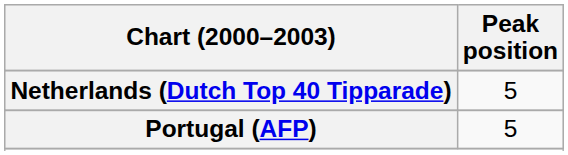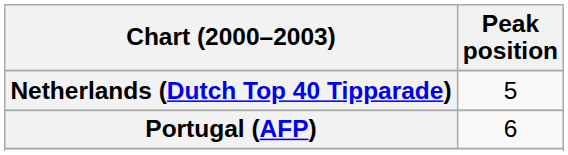(510, 129) 5 -> (510, 129) 6
